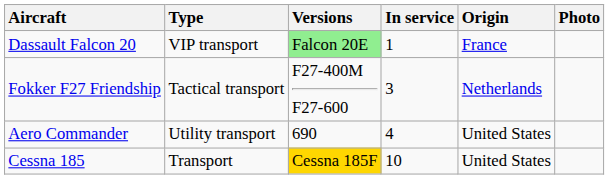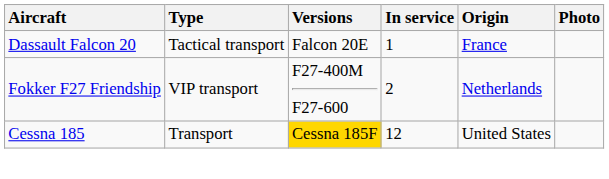(213, 44) VIP transport -> (226, 44) Tactical transport
(330, 44) lightgreen background -> (330, 44) no background
(226, 89) Tactical transport -> (213, 89) VIP transport
(389, 89) 3 -> (389, 89) 2
- row: (68, 134)
(393, 160) 10 -> (393, 134) 12
